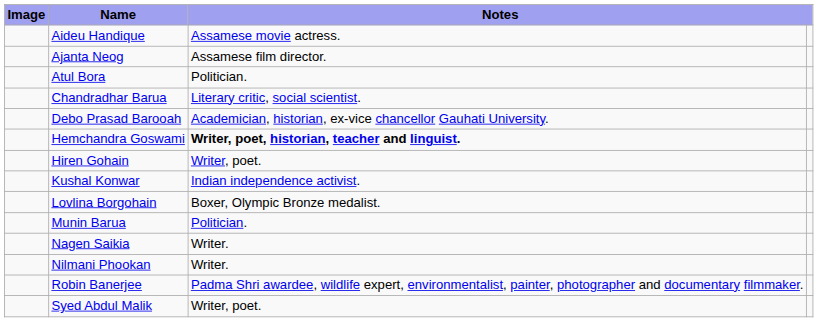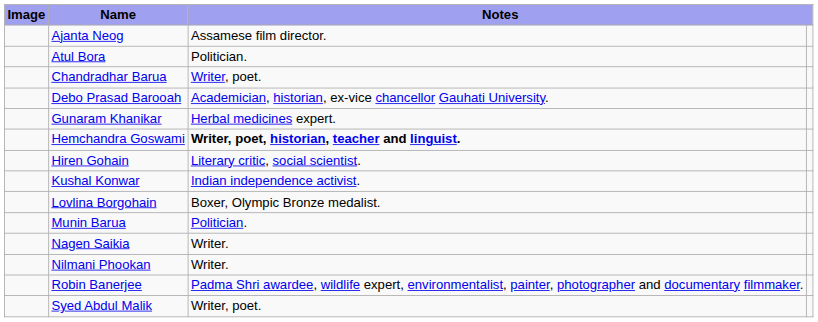- row: (98, 35)
(276, 98) Literary critic, social scientist. -> (226, 77) Writer, poet.
+ row: (106, 118)
(226, 160) Writer, poet. -> (276, 160) Literary critic, social scientist.
